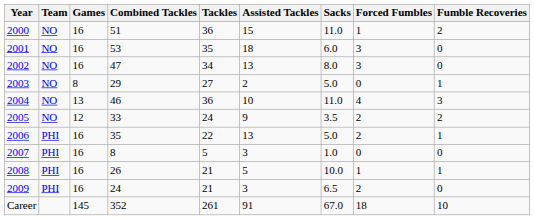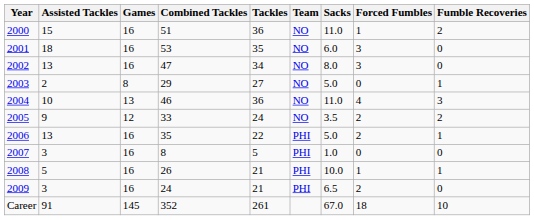columns swapped: (54, 13) <-> (280, 13)
